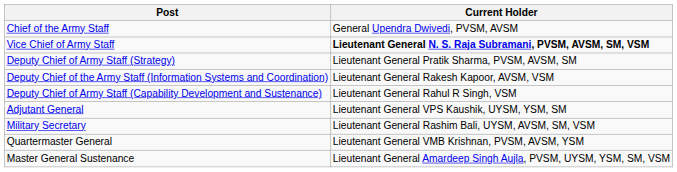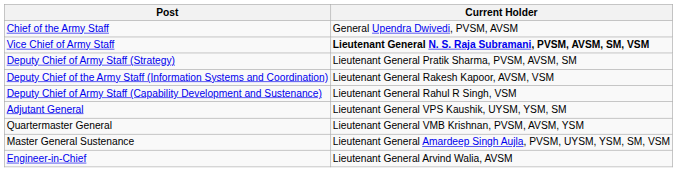- row: (46, 126)
+ row: (47, 158)
